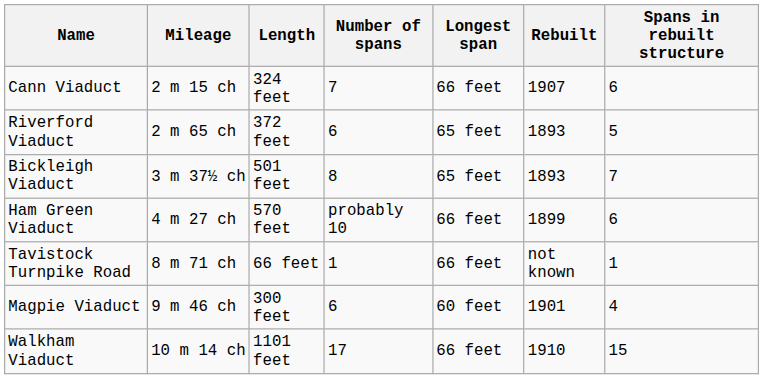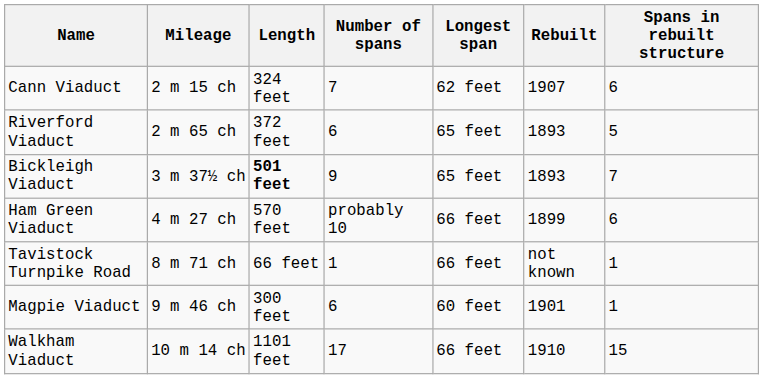(469, 88) 66 feet -> (469, 88) 62 feet
(272, 176) normal -> (272, 176) bold
(333, 176) 8 -> (333, 176) 9
(613, 307) 4 -> (613, 307) 1
